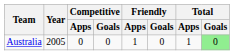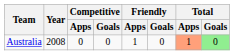(56, 42) 2005 -> (56, 42) 2008
(189, 42) no background -> (189, 42) lightsalmon background
